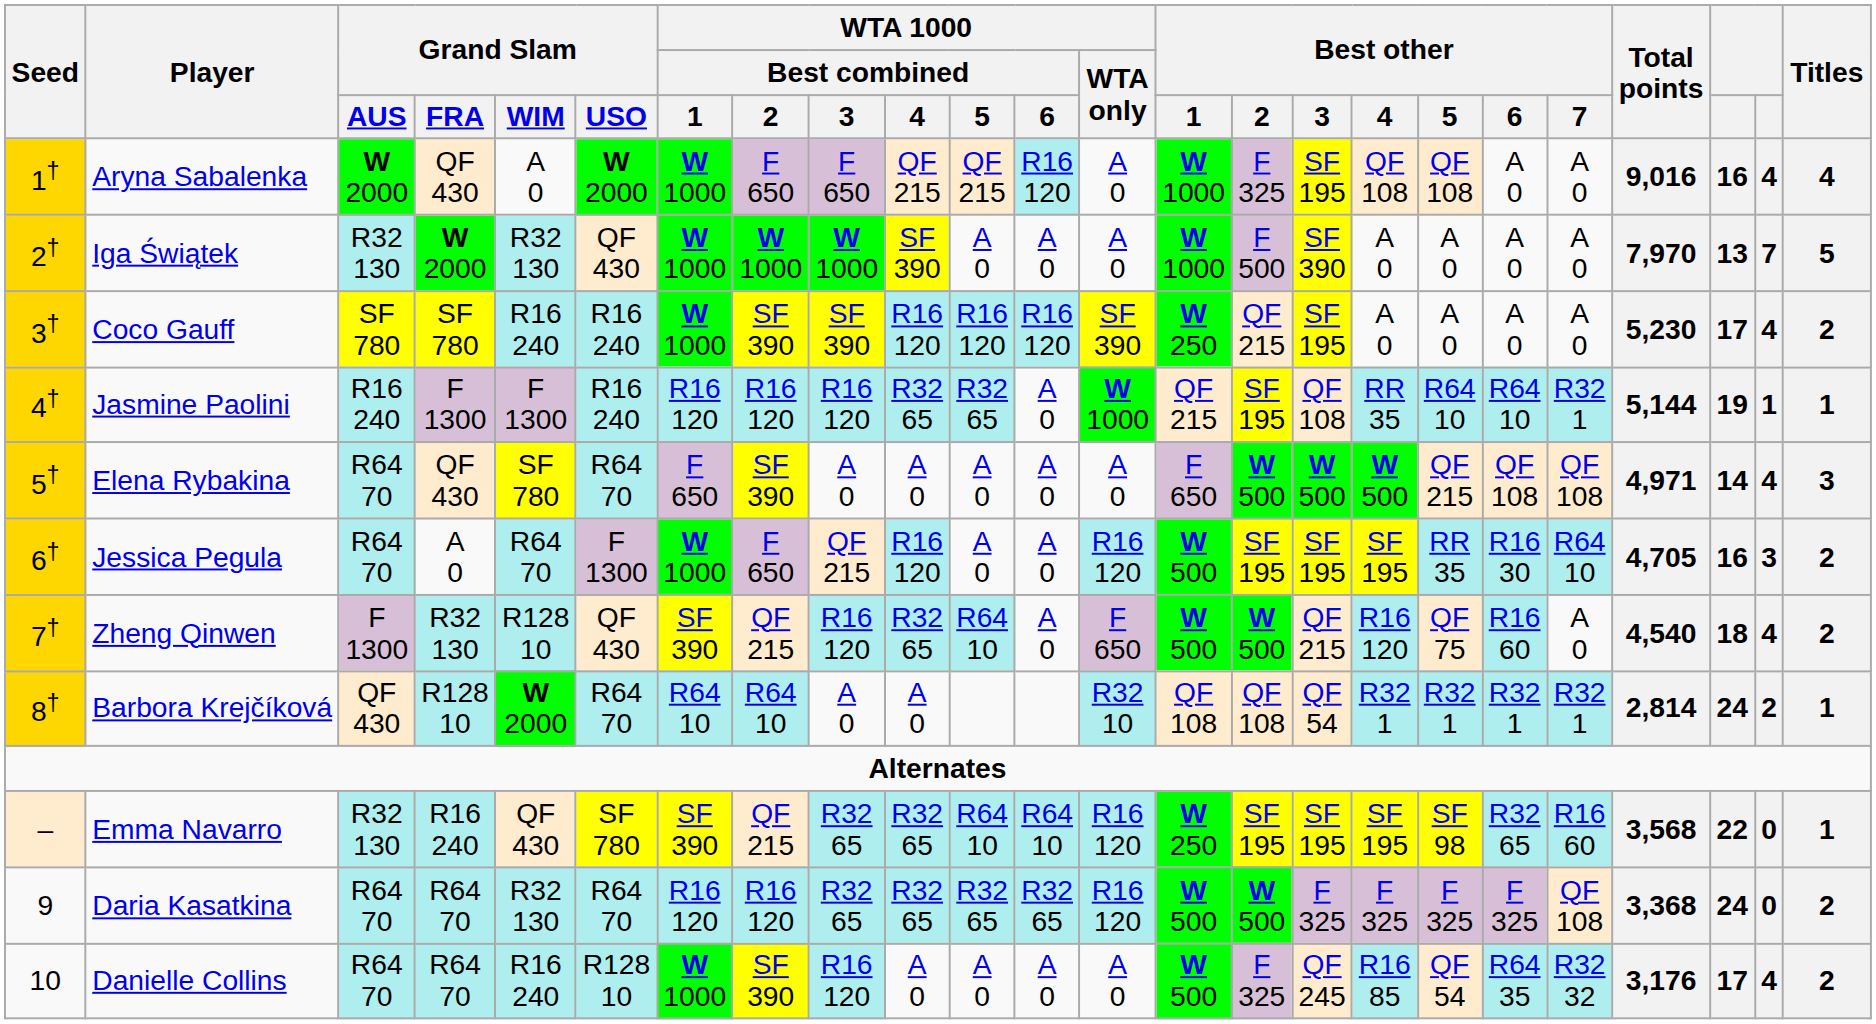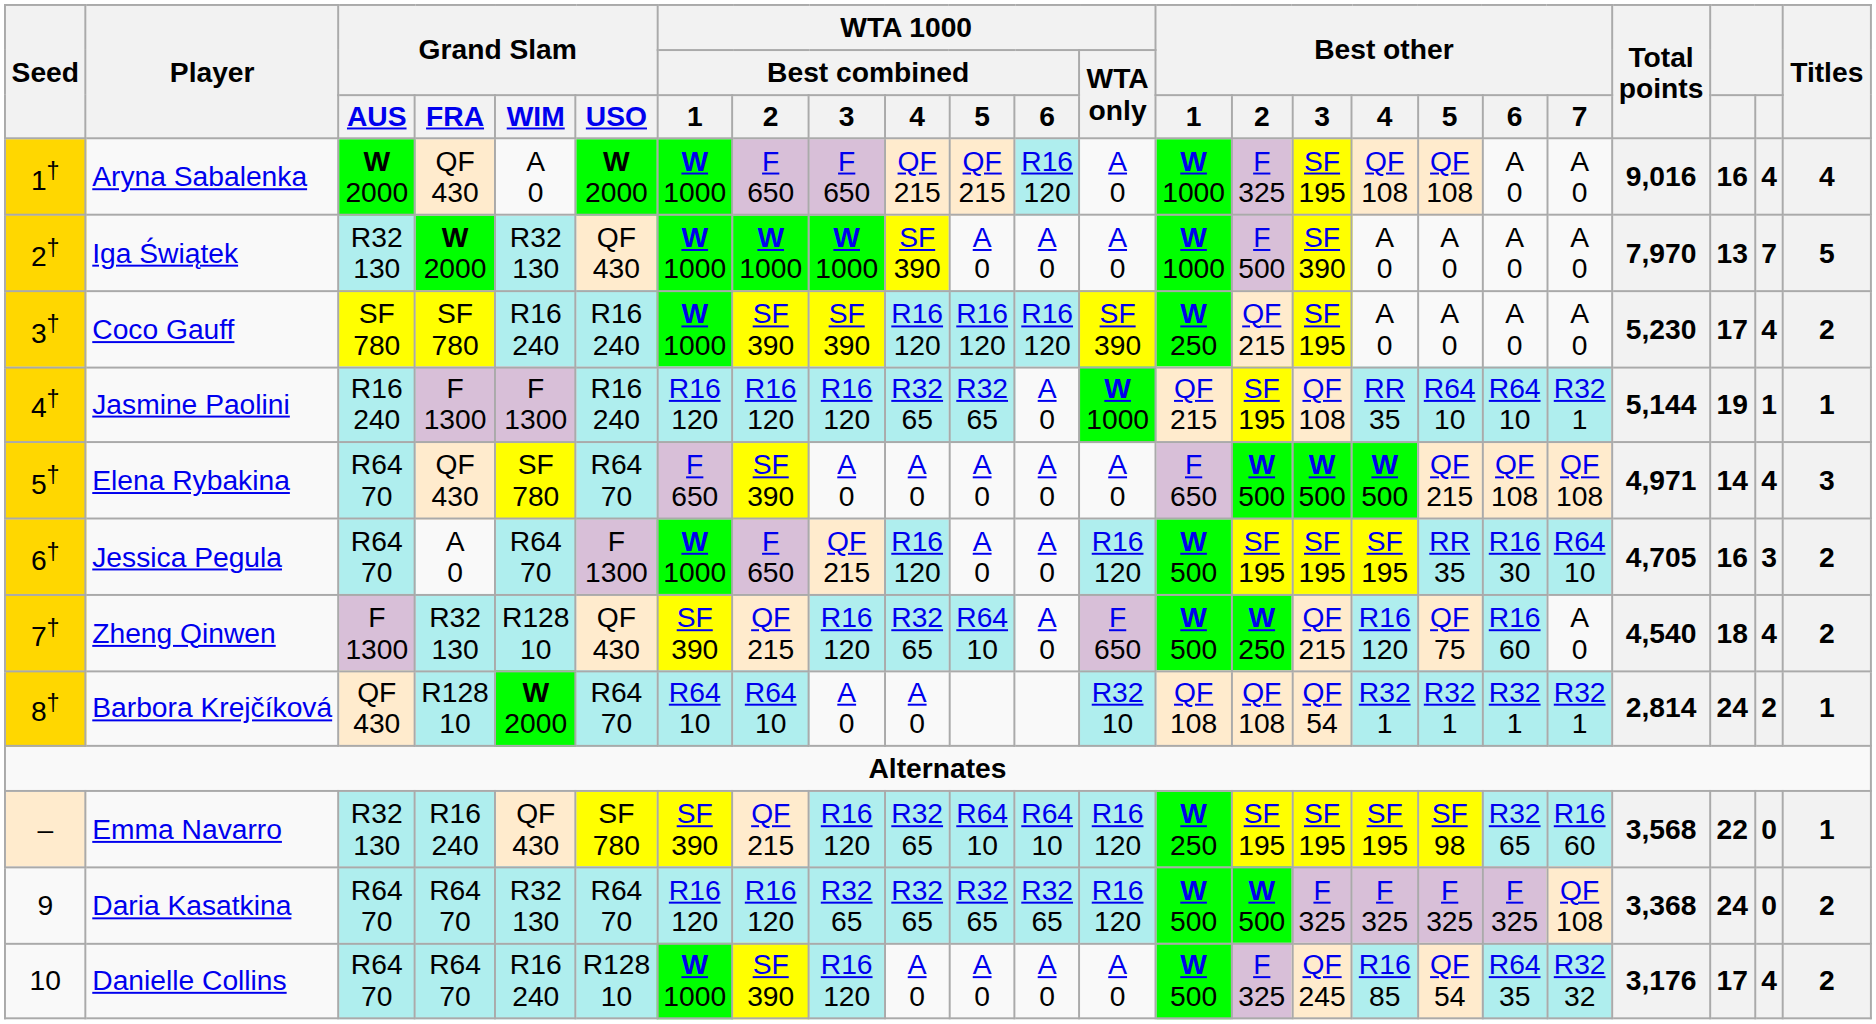(1262, 633) W 500 -> (1262, 633) W 250
(847, 829) R32 65 -> (847, 829) R16 120
